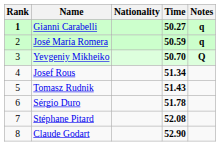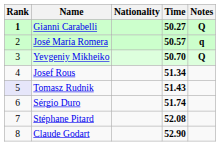(202, 27) q -> (202, 27) Q
(175, 42) 50.59 -> (175, 42) 50.57
(18, 88) no background -> (18, 88) lavender background
(175, 103) 51.78 -> (175, 103) 51.74
